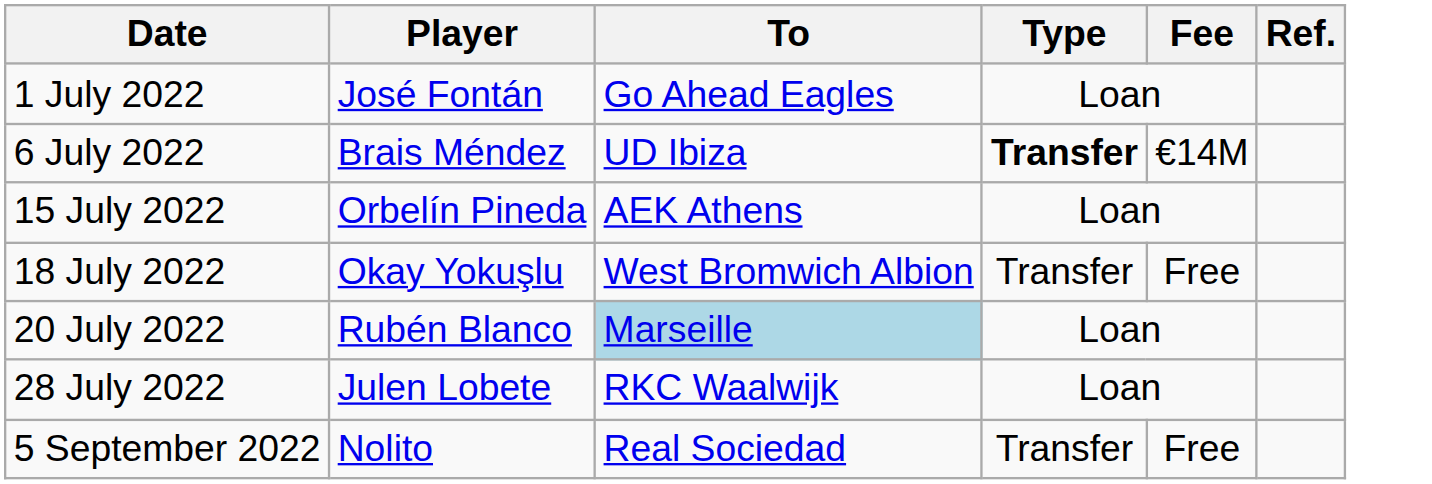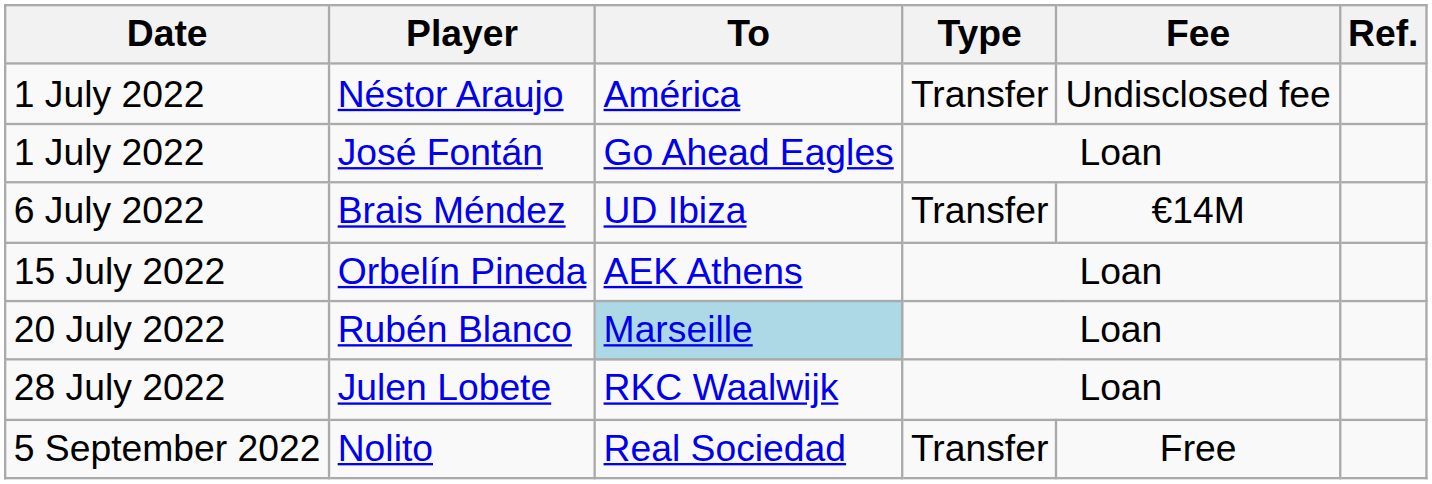+ row: (451, 93)
(1064, 152) bold -> (980, 211) normal
- row: (451, 270)
